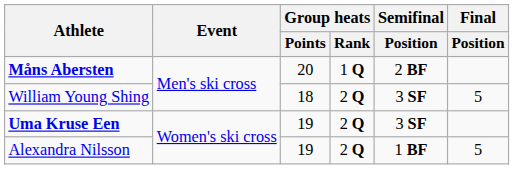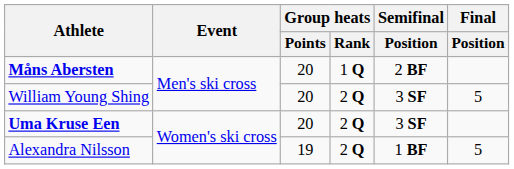(305, 97) 18 -> (305, 97) 20
(305, 124) 19 -> (305, 124) 20
